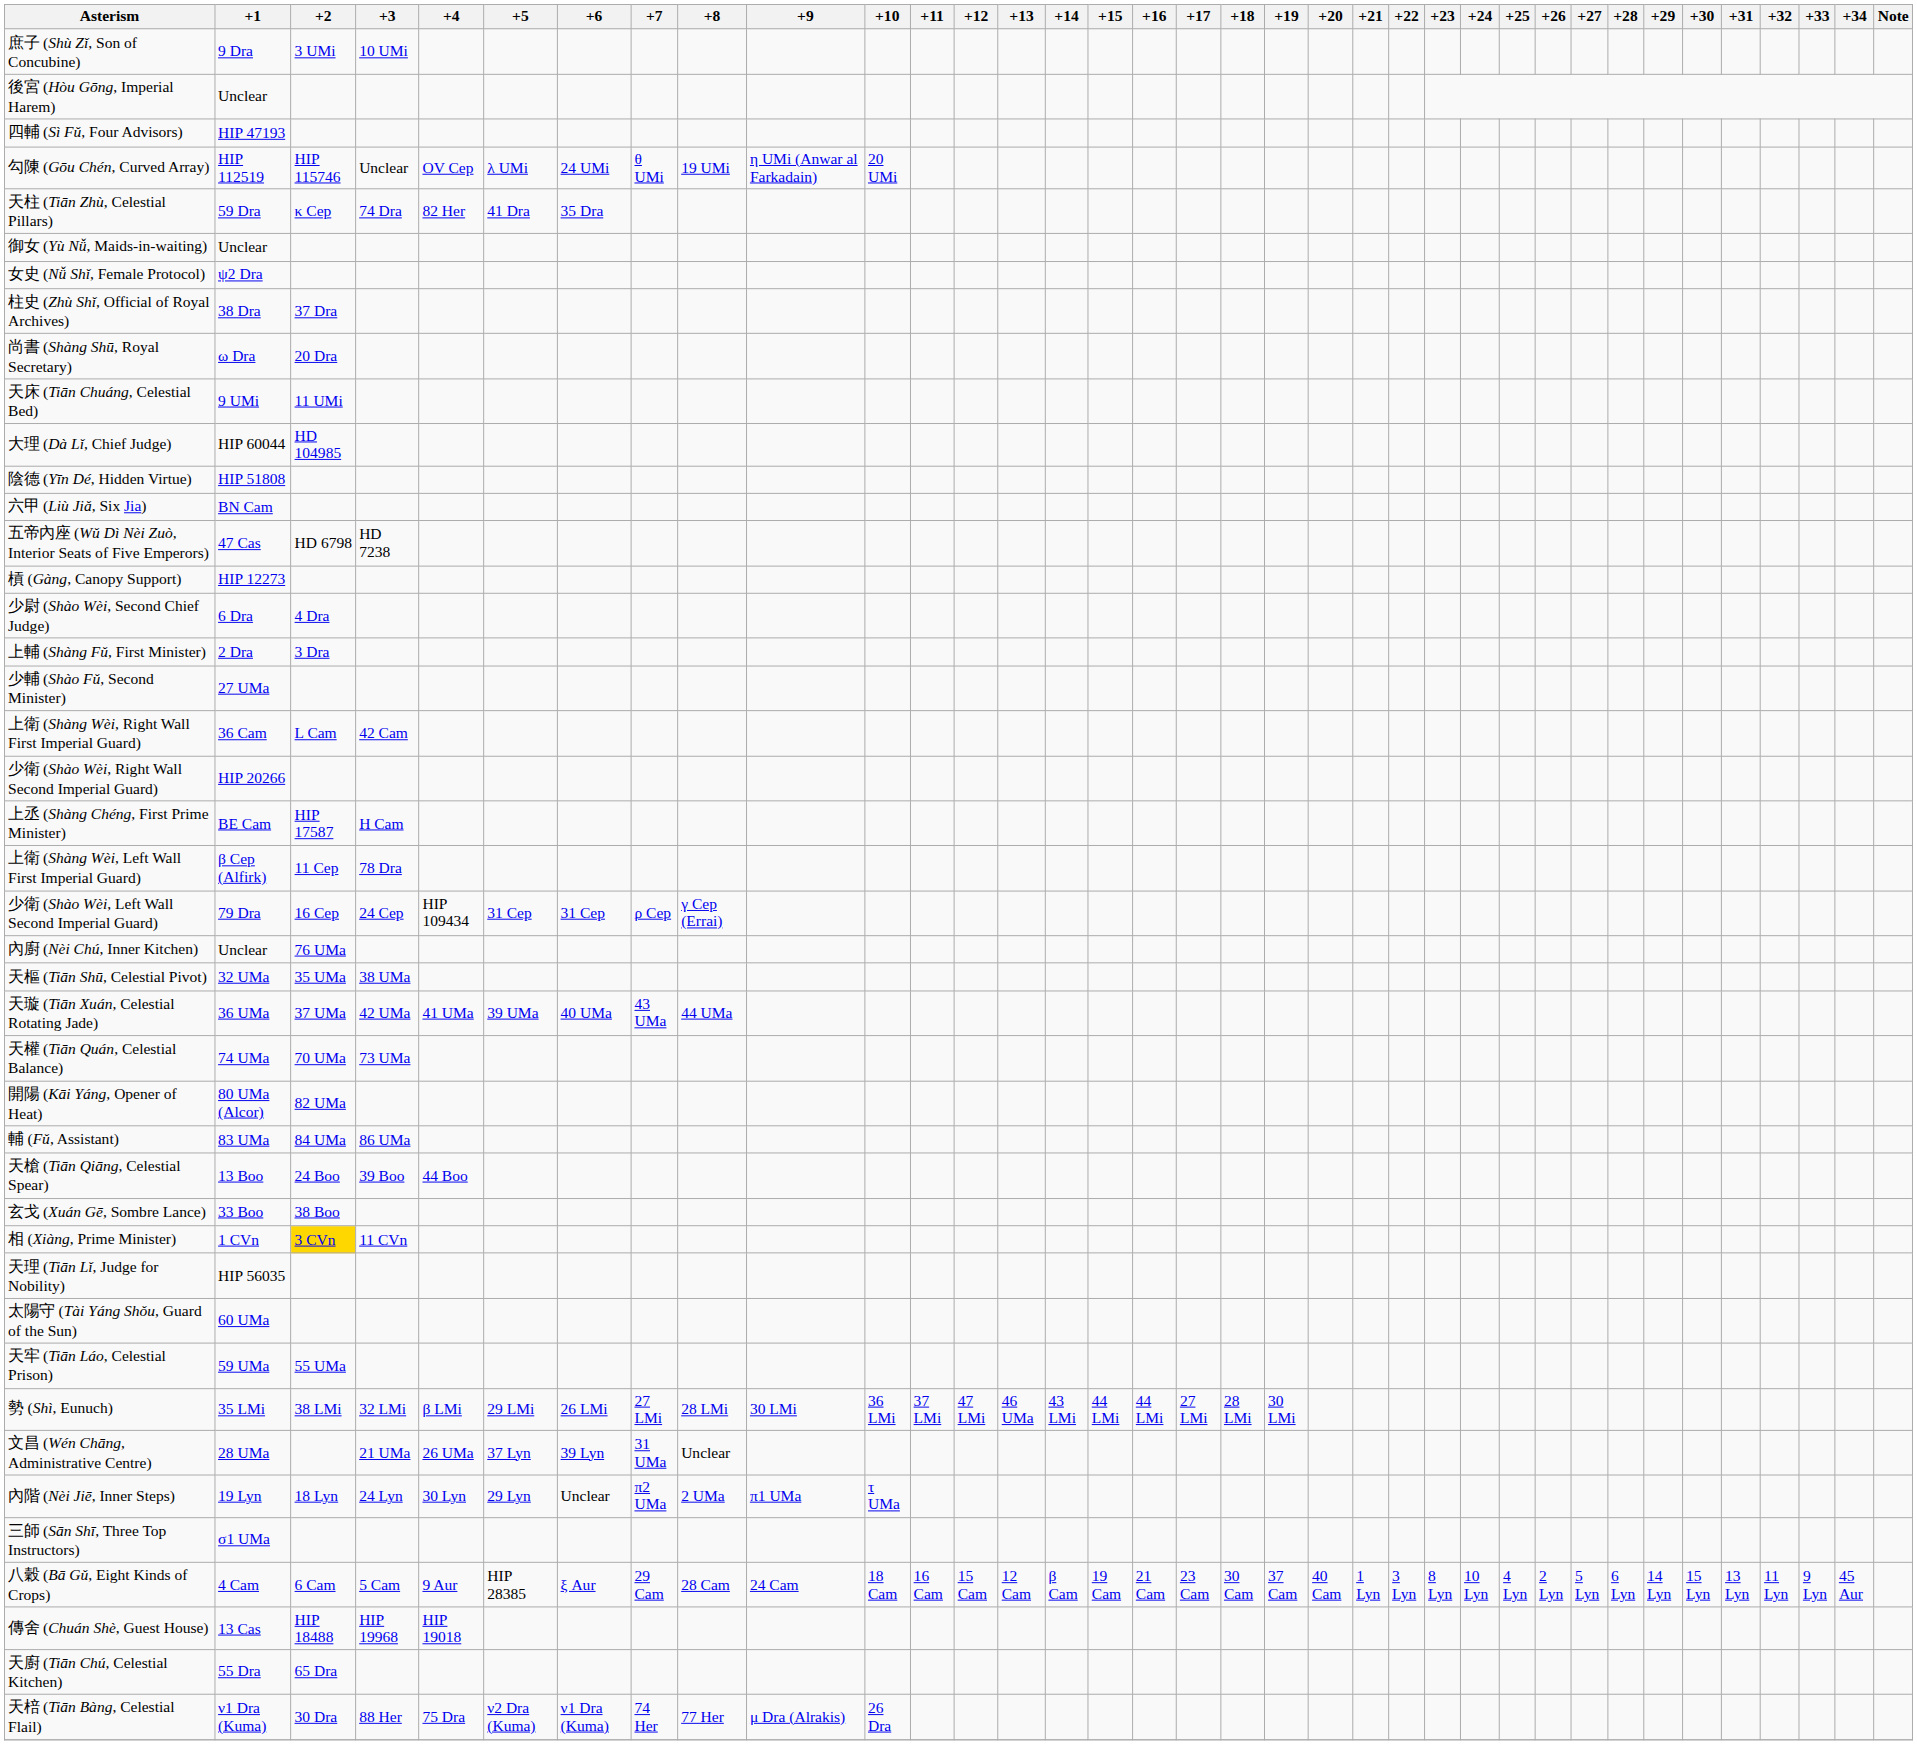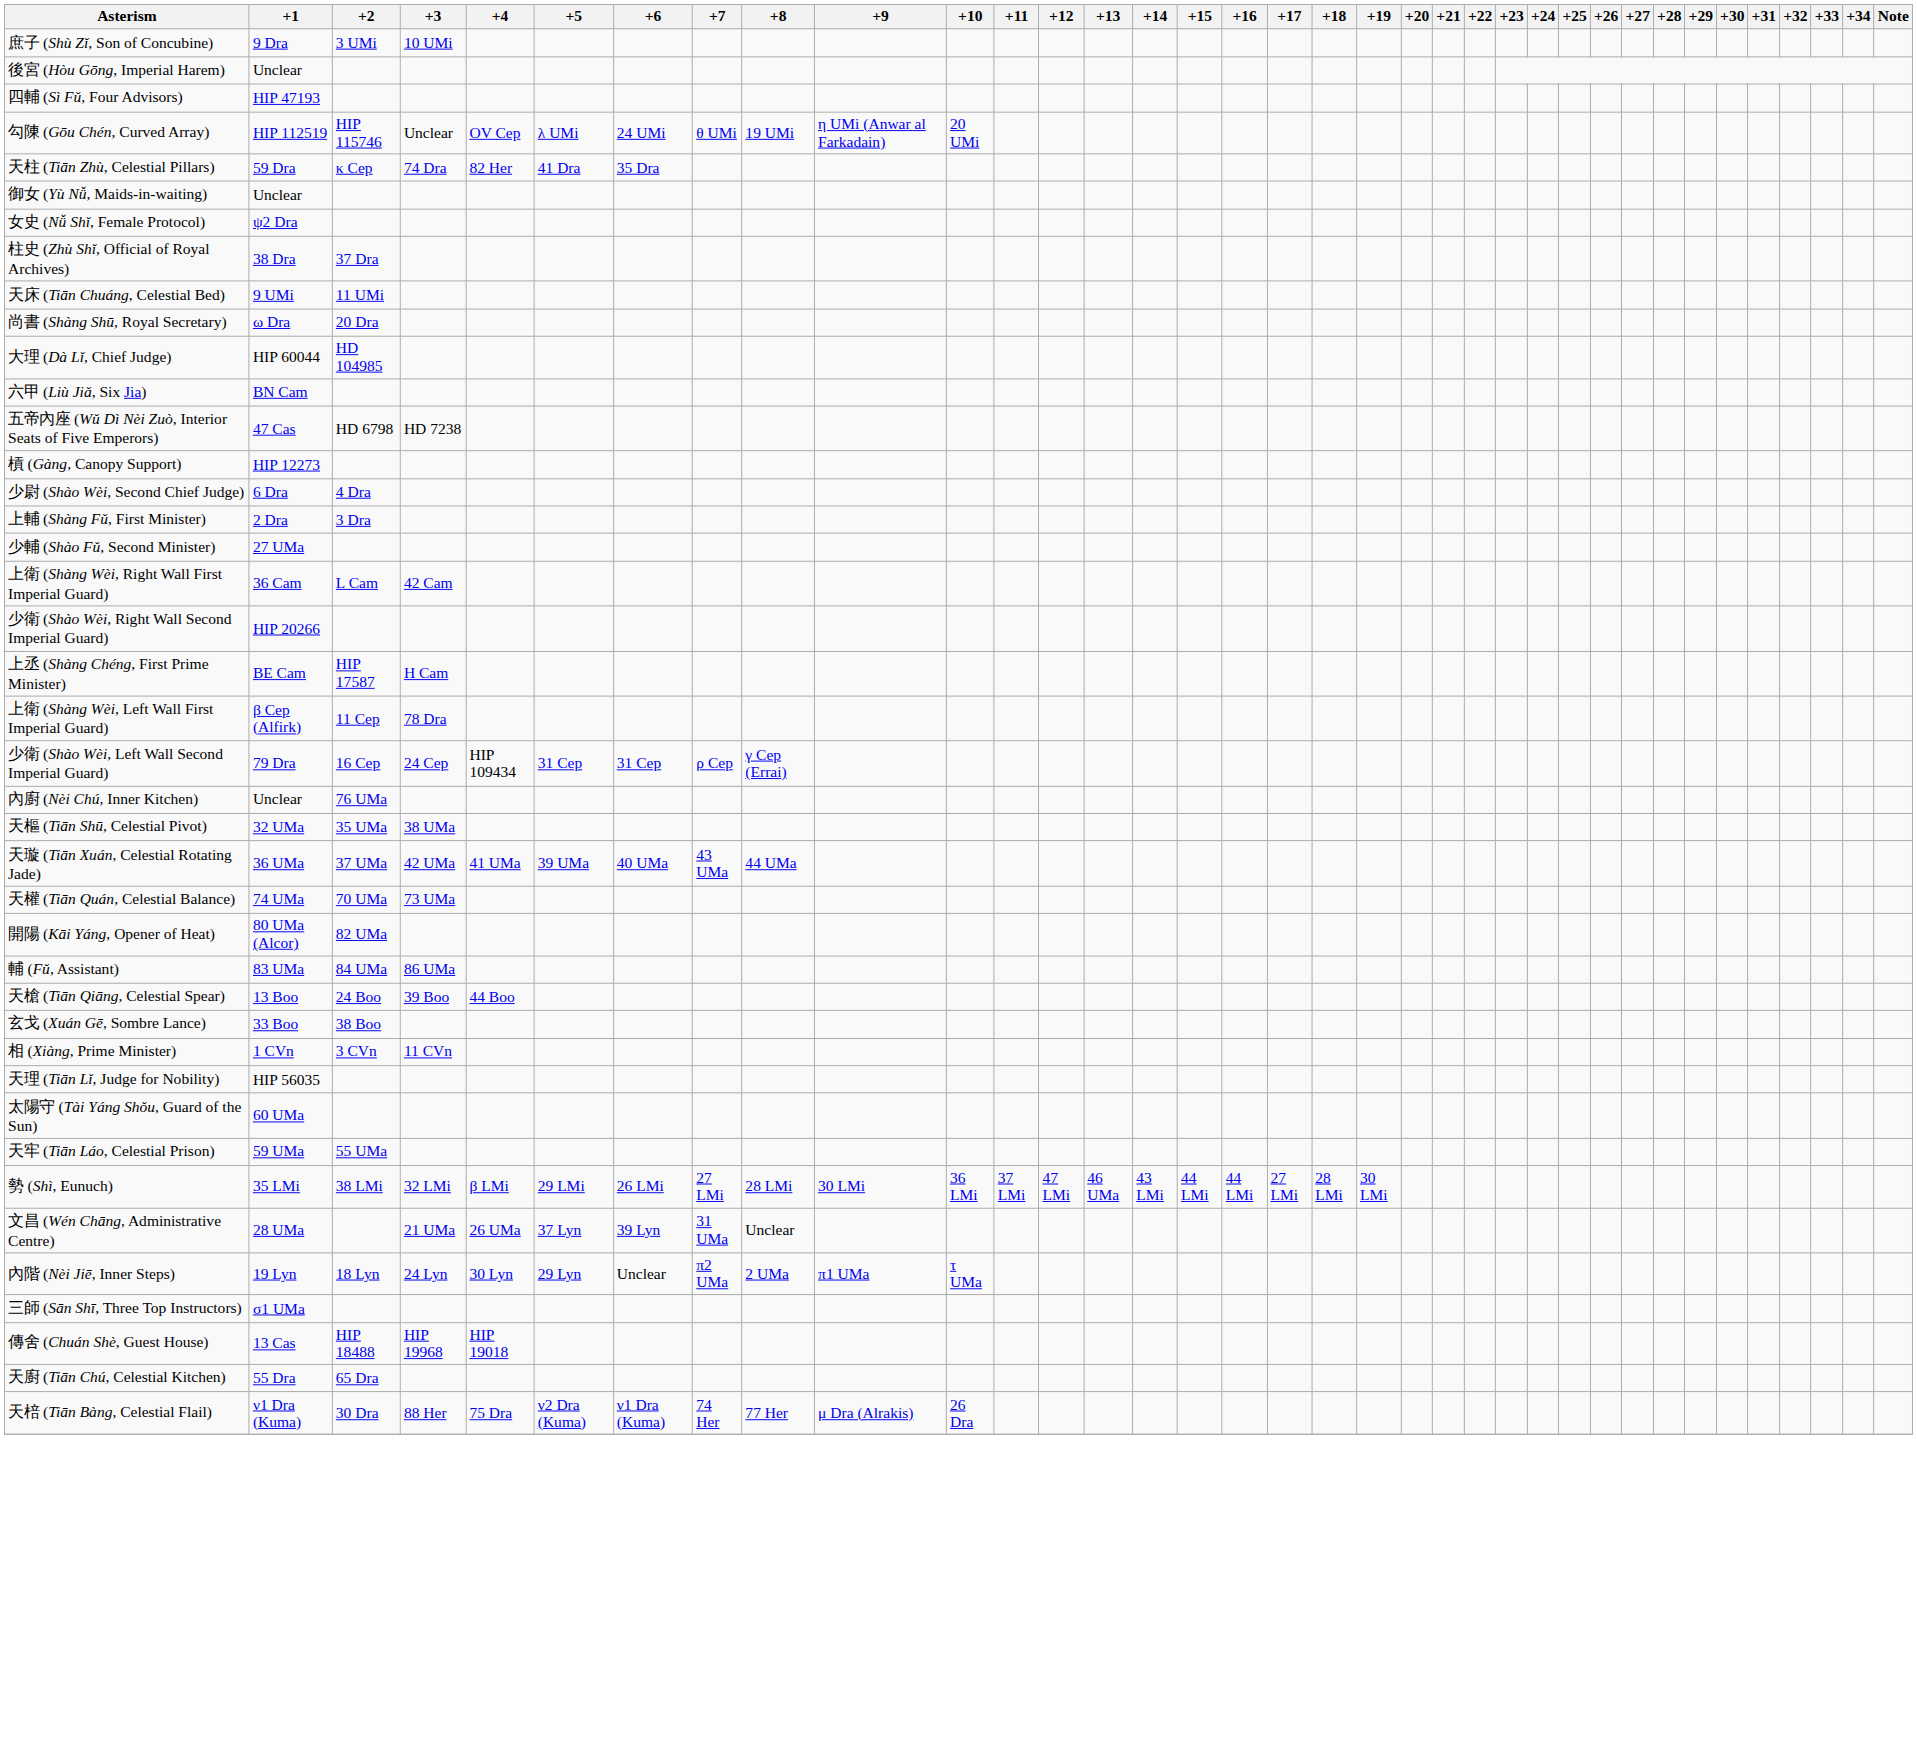rows swapped: (84, 356) <-> (99, 401)
- row: (100, 479)
(315, 1239) gold background -> (356, 1051) no background
- row: (98, 1585)
